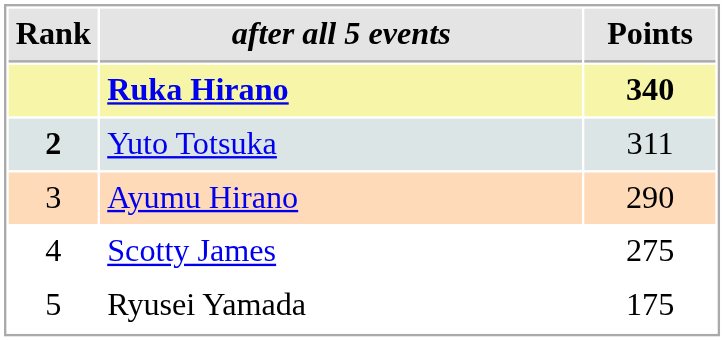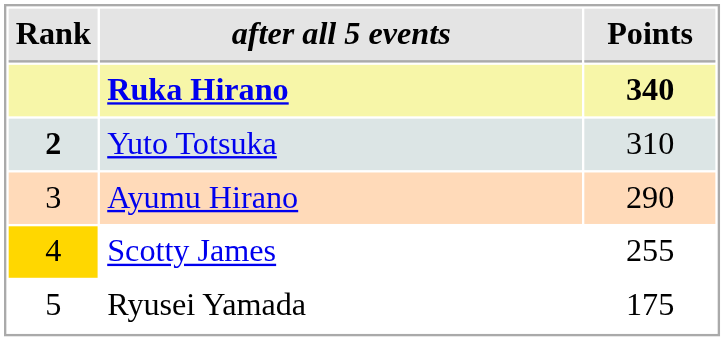(650, 143) 311 -> (650, 143) 310
(53, 251) no background -> (53, 251) gold background
(650, 251) 275 -> (650, 251) 255
